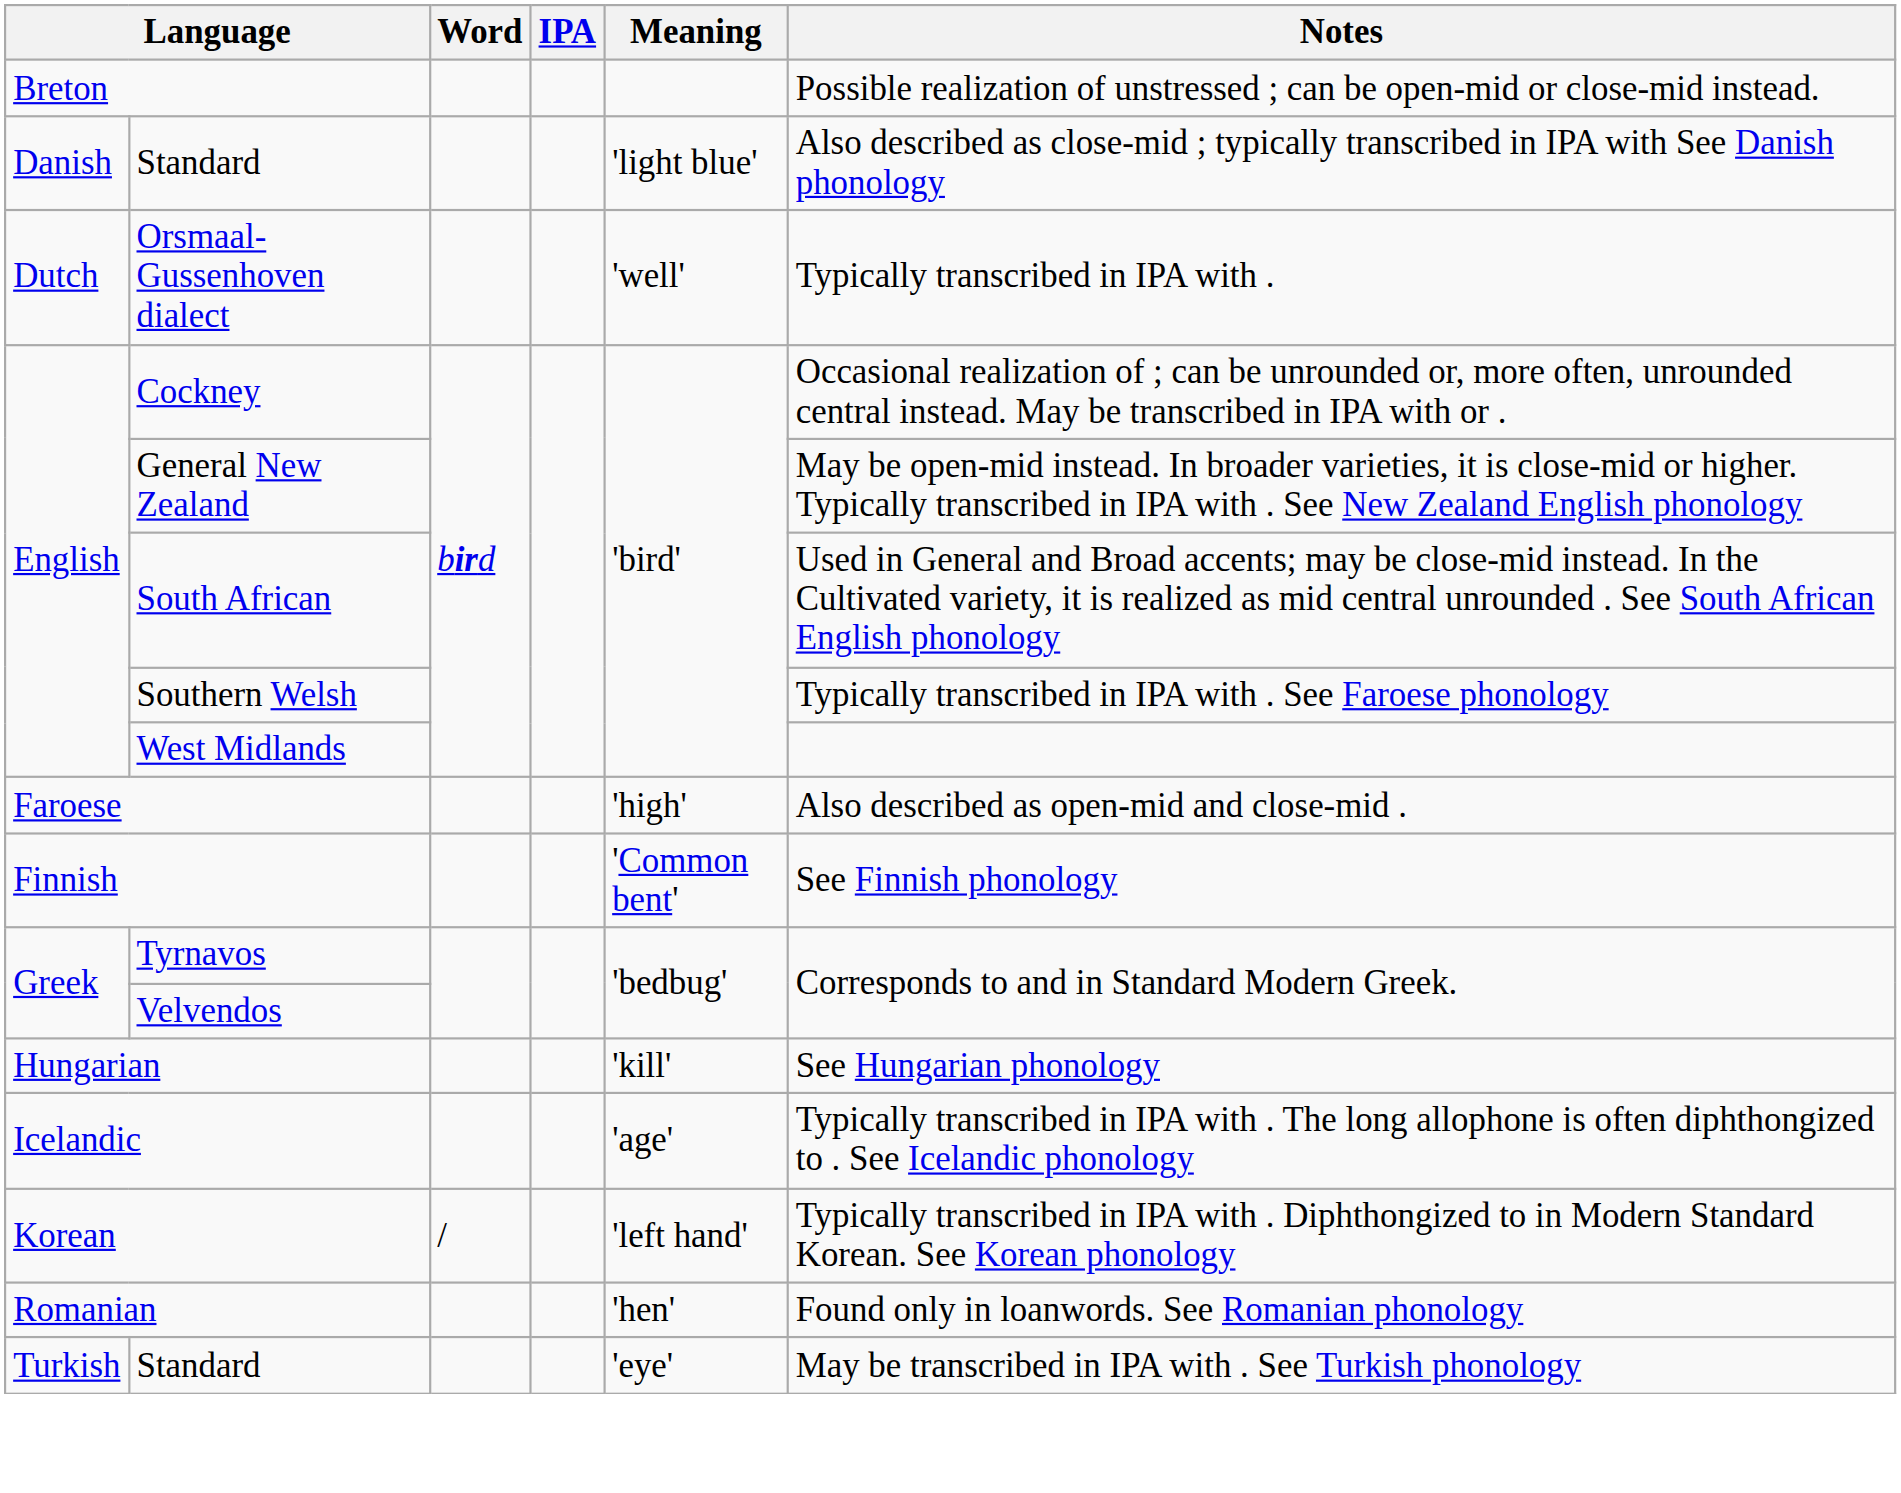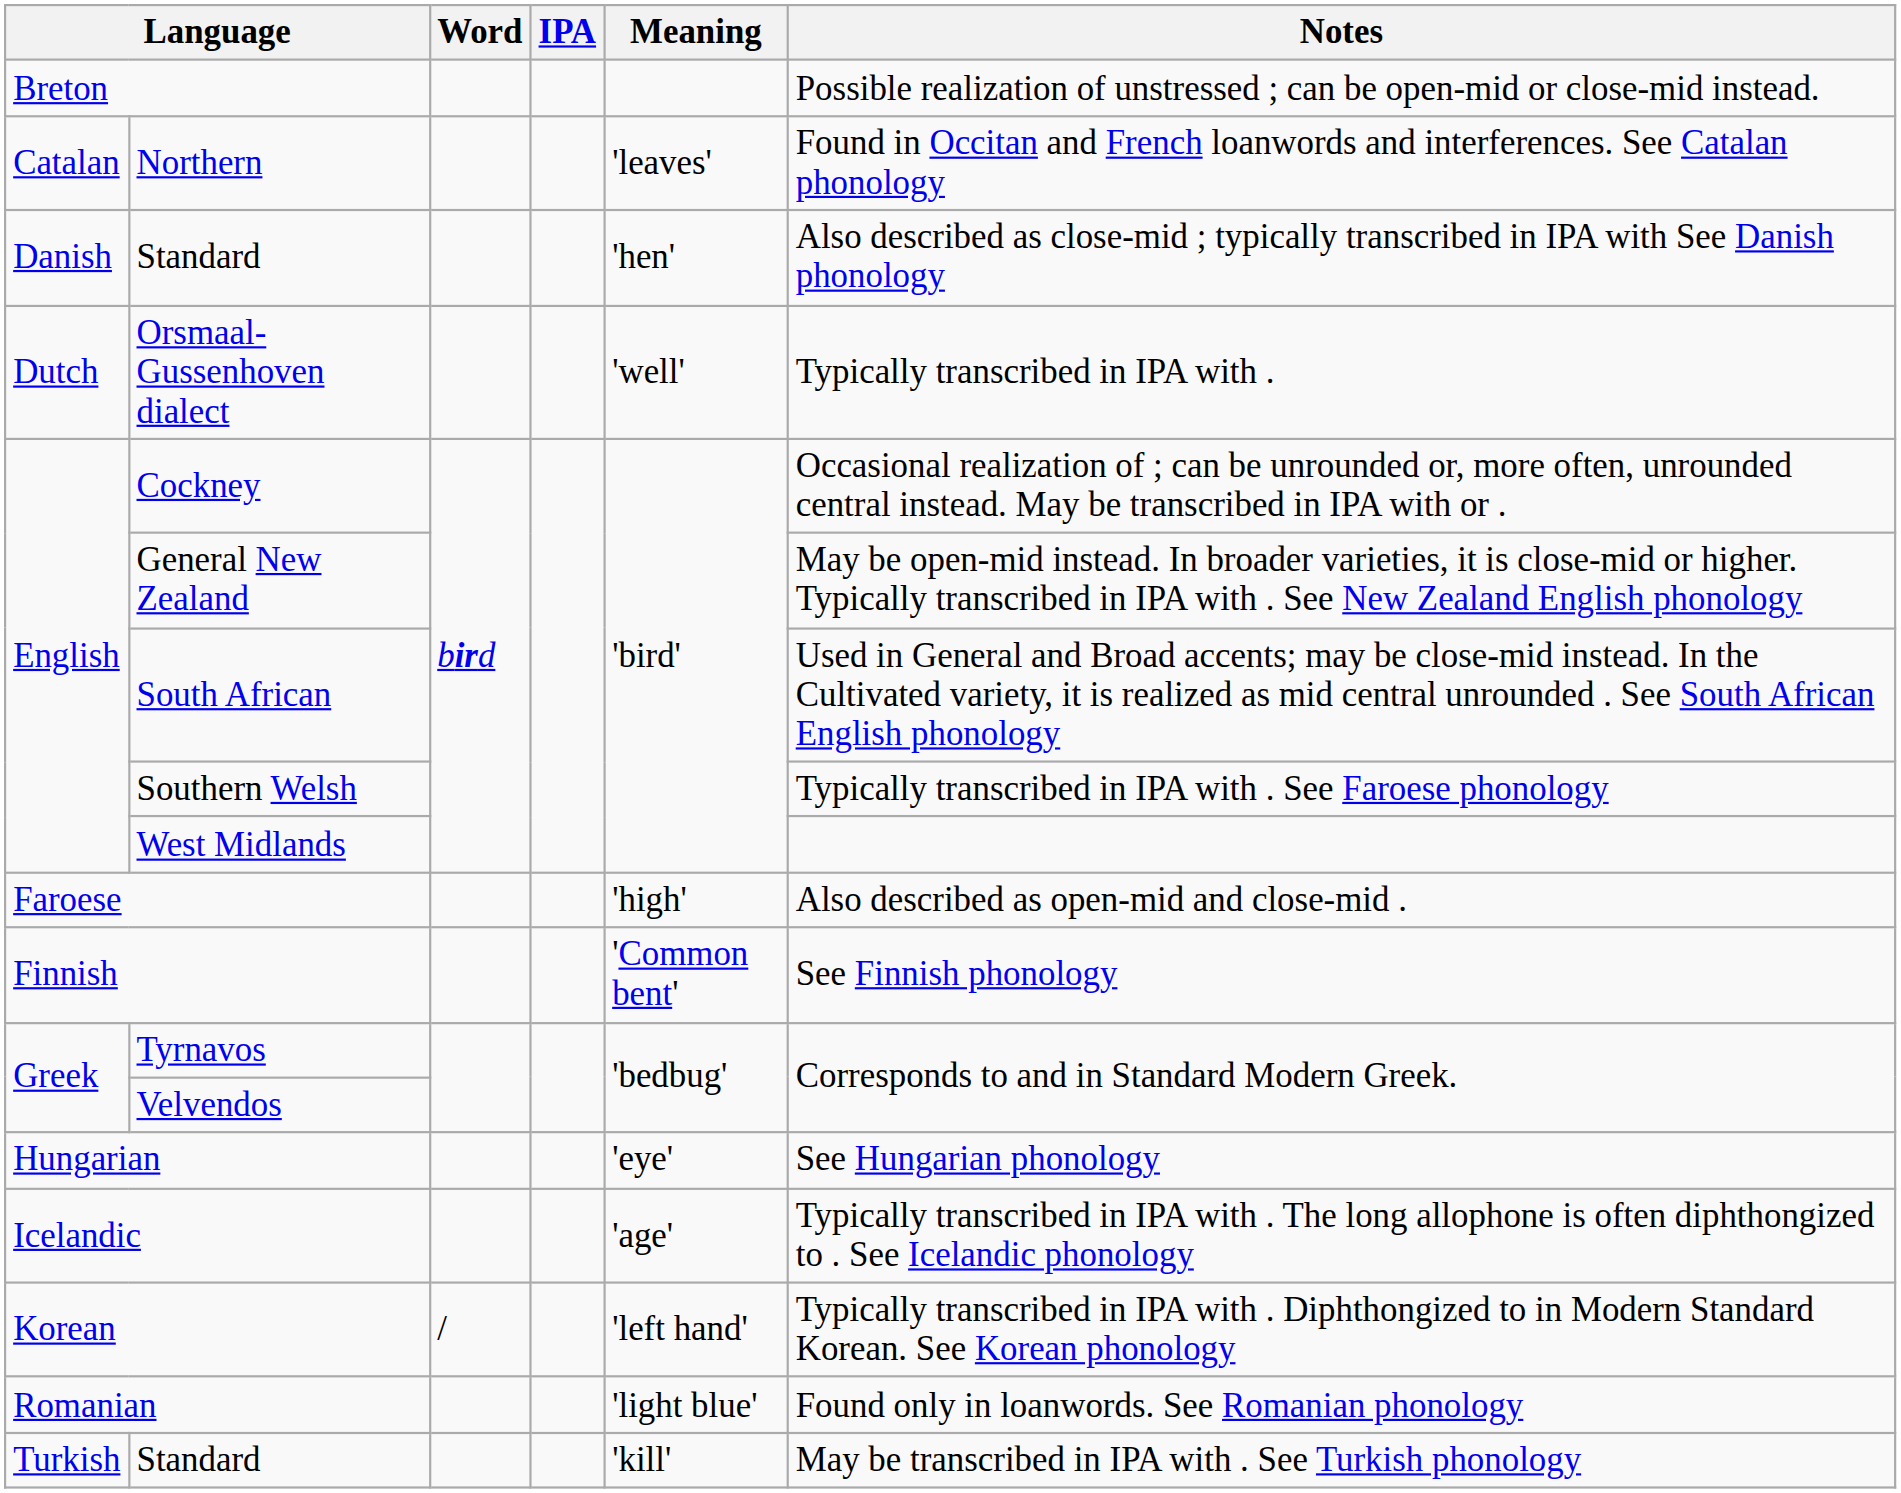+ row: (66, 162)
(685, 162) 'light blue' -> (644, 256) 'hen'
(642, 1065) 'kill' -> (643, 1159) 'eye'
(644, 1309) 'hen' -> (685, 1404) 'light blue'
(643, 1364) 'eye' -> (642, 1459) 'kill'
